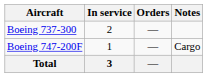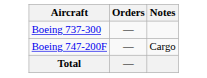- column: (109, 13)
